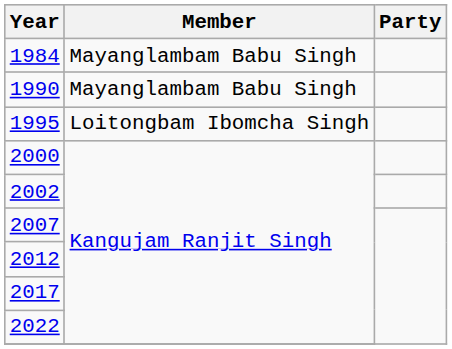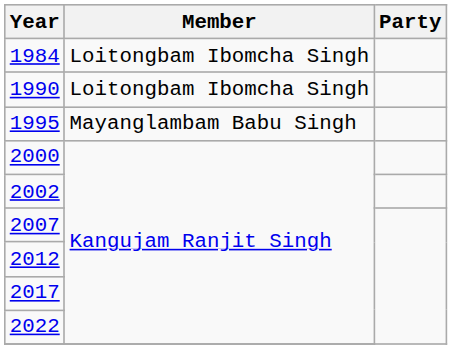(213, 56) Mayanglambam Babu Singh -> (219, 56) Loitongbam Ibomcha Singh
(213, 90) Mayanglambam Babu Singh -> (219, 90) Loitongbam Ibomcha Singh
(219, 123) Loitongbam Ibomcha Singh -> (213, 123) Mayanglambam Babu Singh
